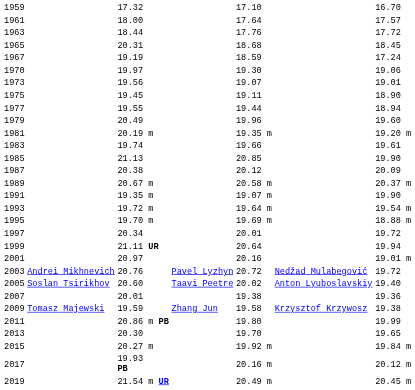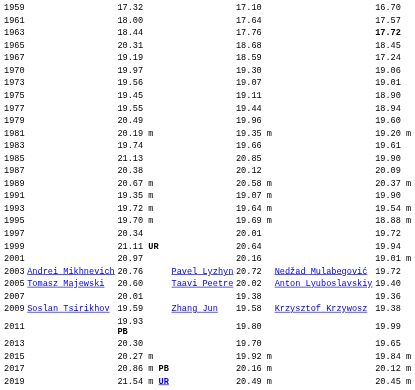(388, 33) normal -> (388, 33) bold
(68, 284) Soslan Tsirikhov -> (66, 284) Tomasz Majewski
(66, 309) Tomasz Majewski -> (68, 309) Soslan Tsirikhov
(143, 321) 20.86 m PB -> (130, 326) 19.93 PB
(130, 364) 19.93 PB -> (143, 369) 20.86 m PB
